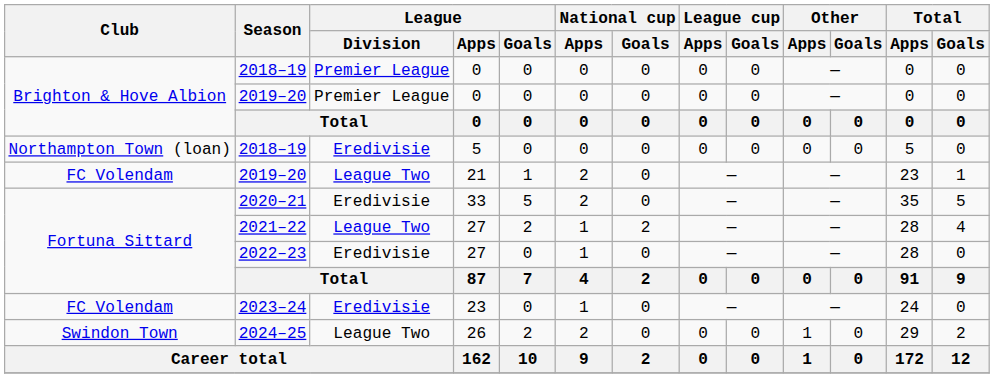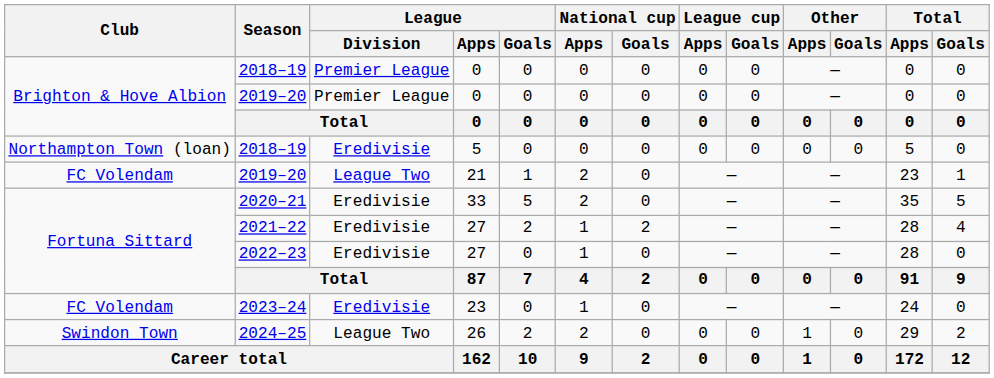(382, 228) League Two -> (382, 228) Eredivisie
